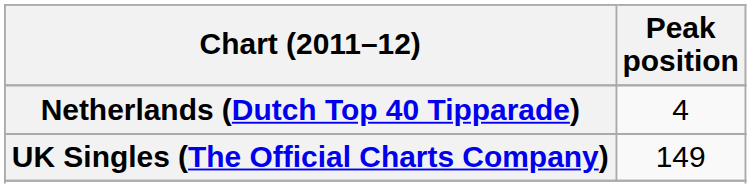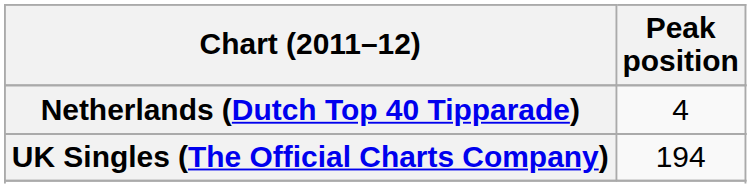(681, 156) 149 -> (681, 156) 194
